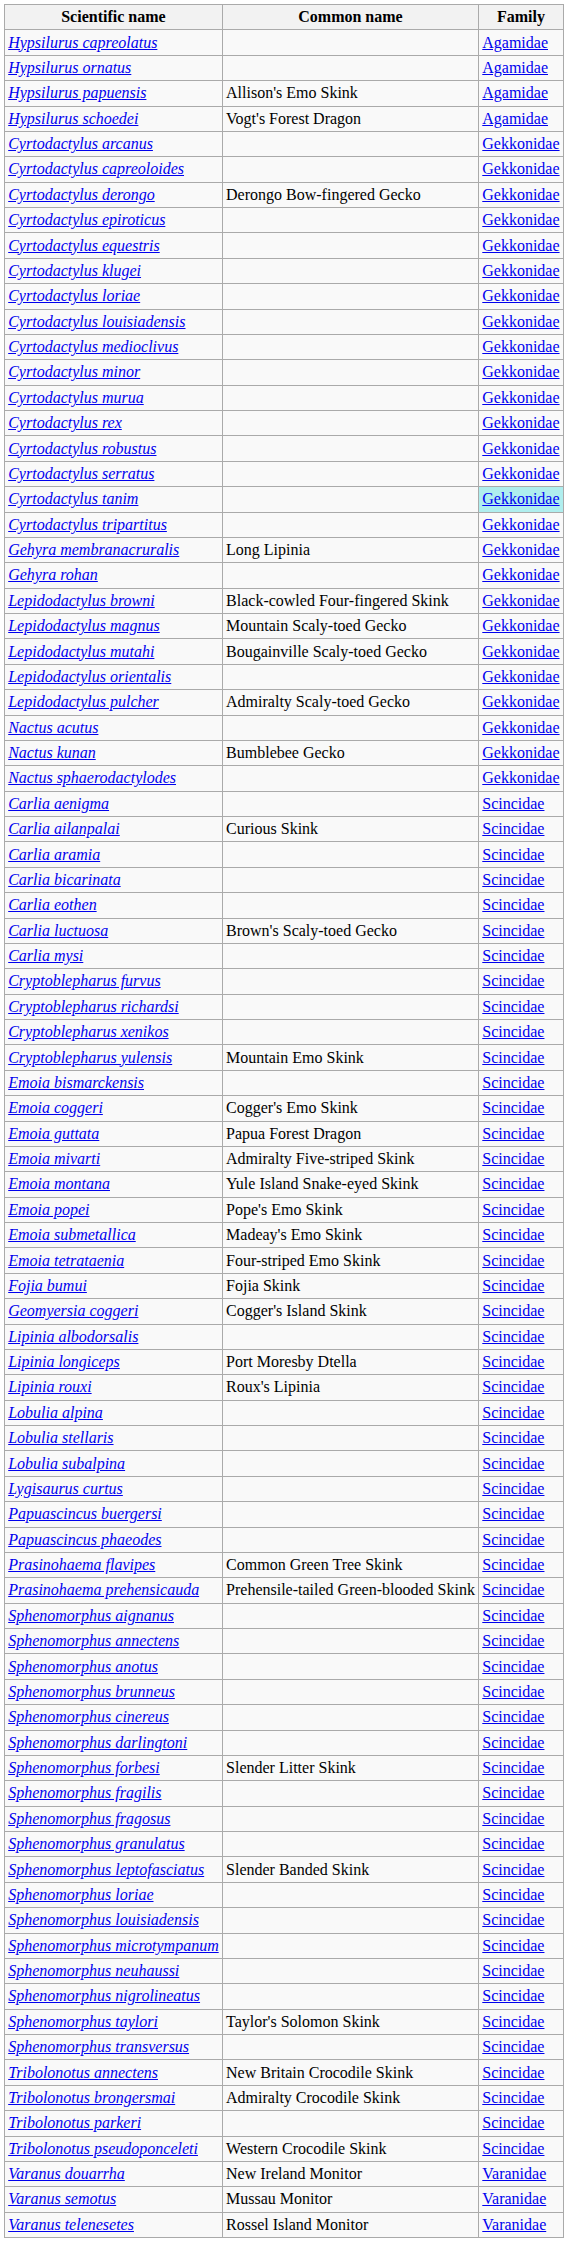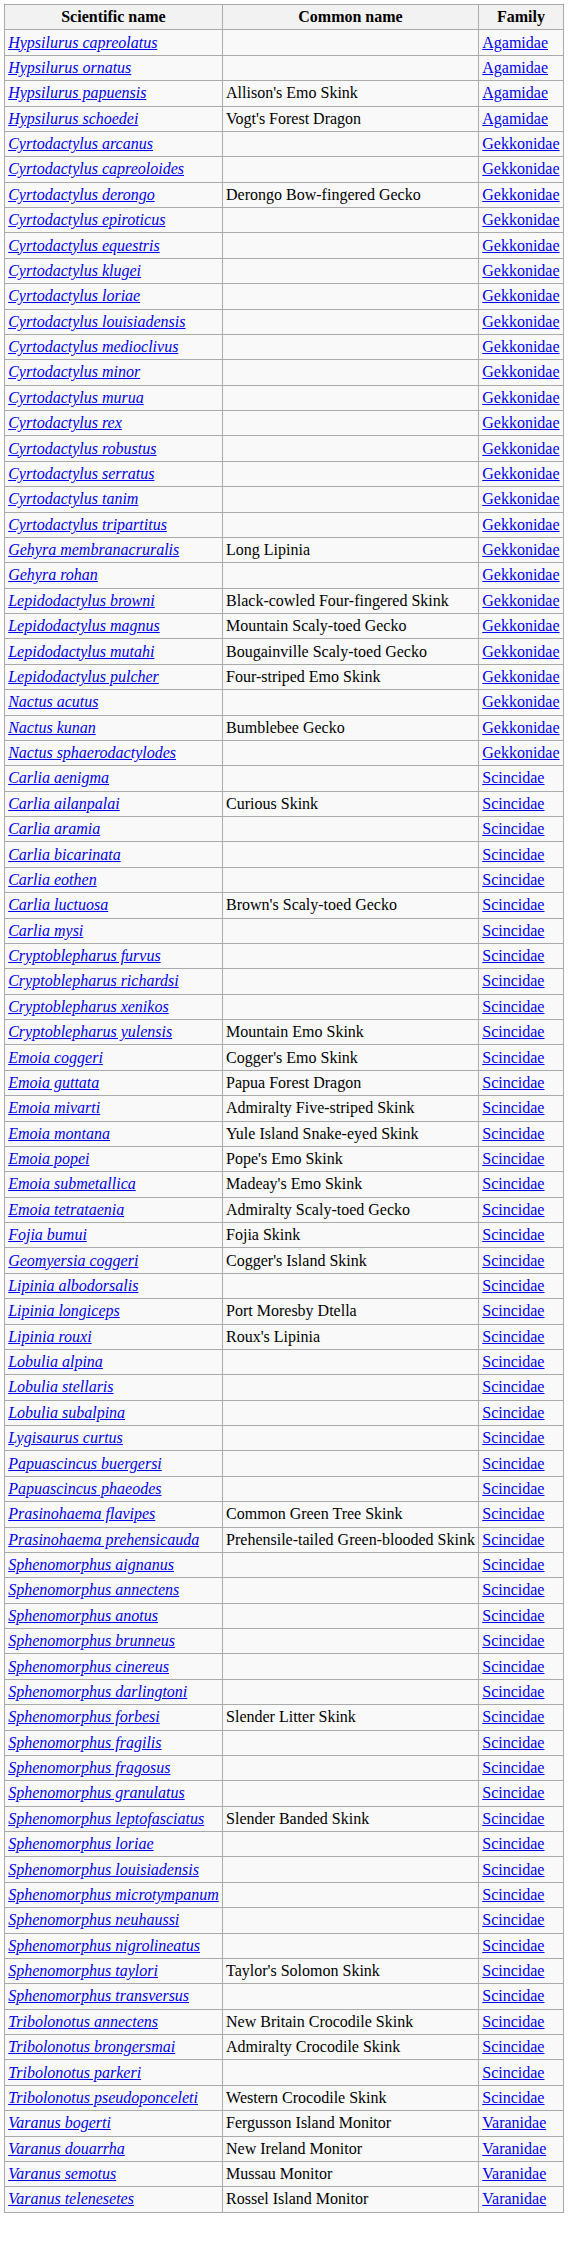(521, 499) paleturquoise background -> (521, 499) no background
- row: (90, 676)
(318, 702) Admiralty Scaly-toed Gecko -> (303, 676) Four-striped Emo Skink
- row: (76, 1082)
(303, 1260) Four-striped Emo Skink -> (318, 1209) Admiralty Scaly-toed Gecko
+ row: (60, 2123)
